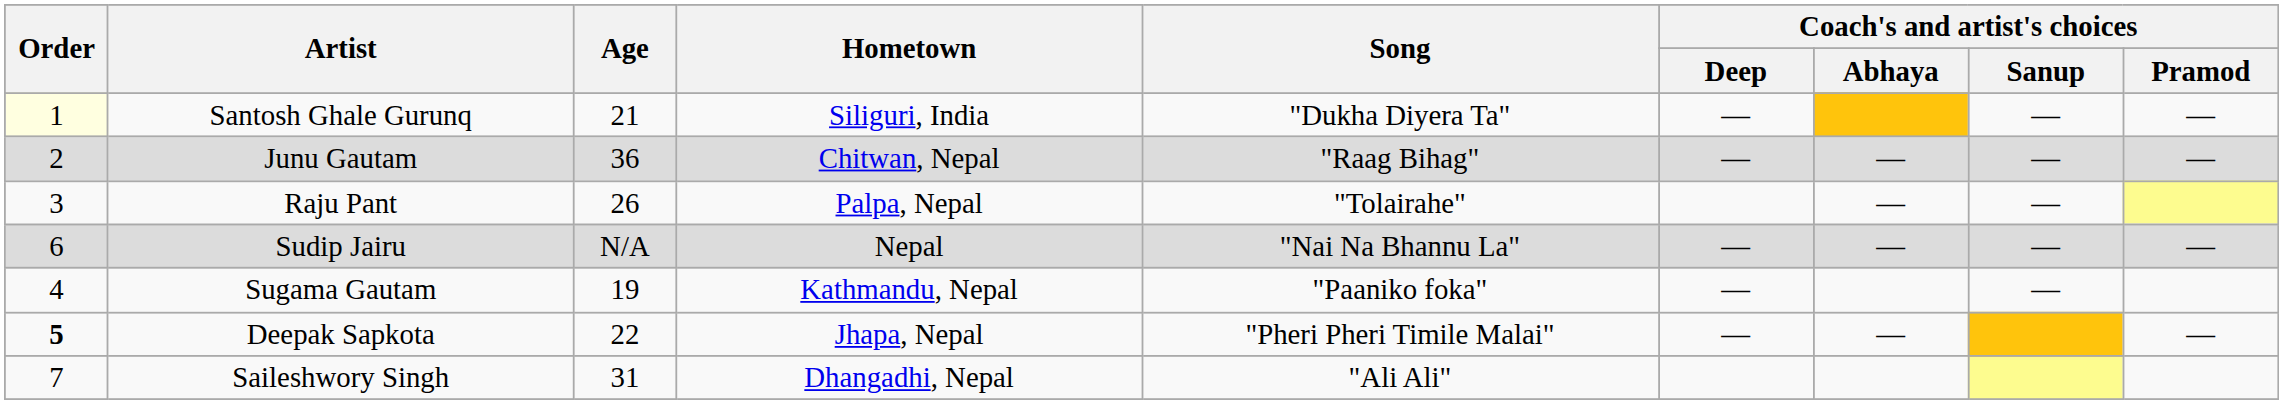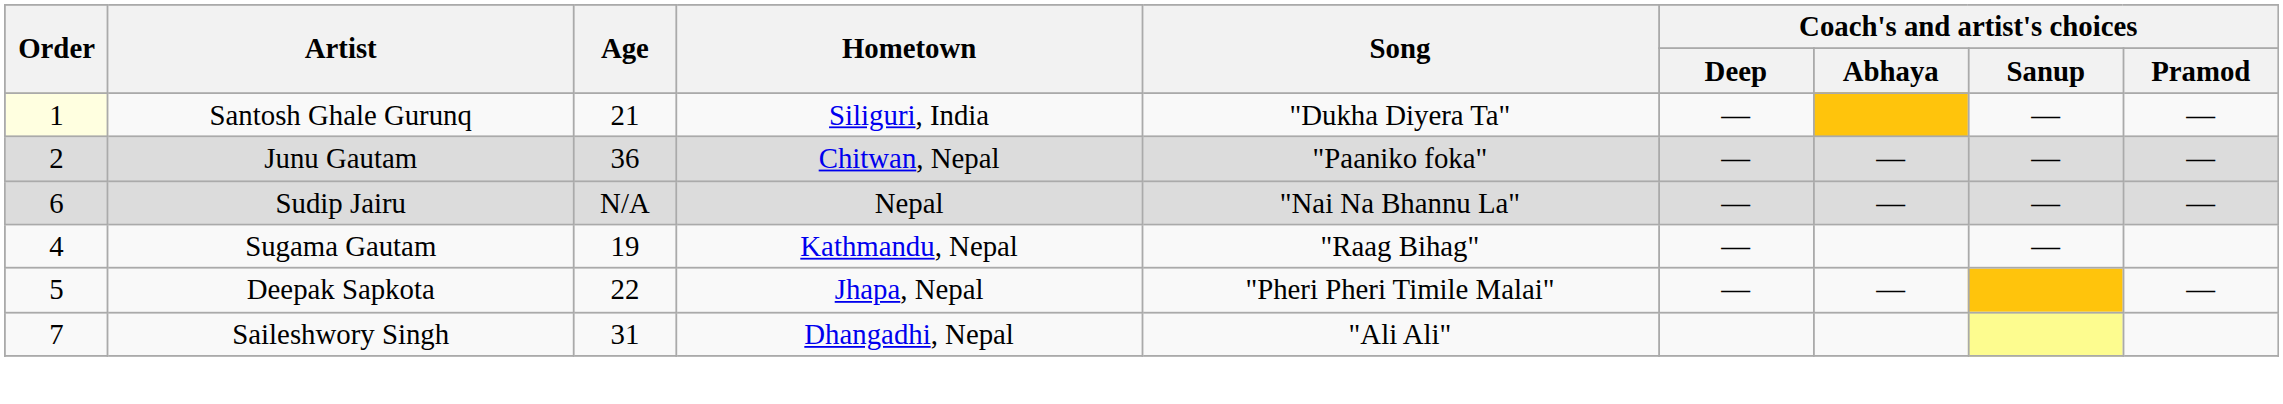(1400, 158) "Raag Bihag" -> (1400, 158) "Paaniko foka"
- row: (341, 202)
(1400, 290) "Paaniko foka" -> (1400, 246) "Raag Bihag"
(57, 334) bold -> (57, 290) normal
